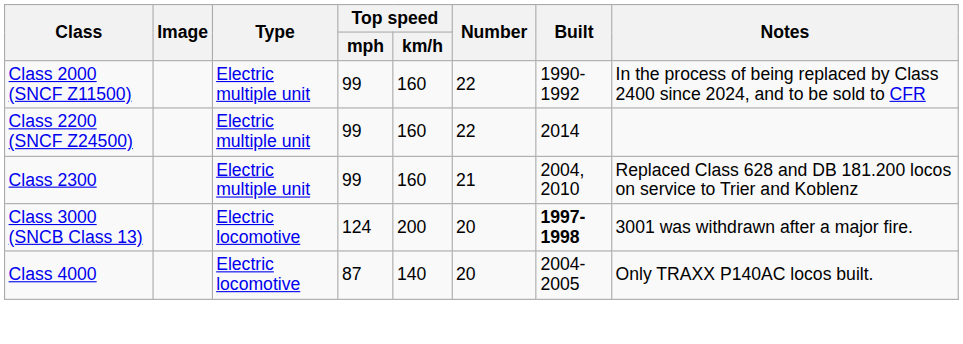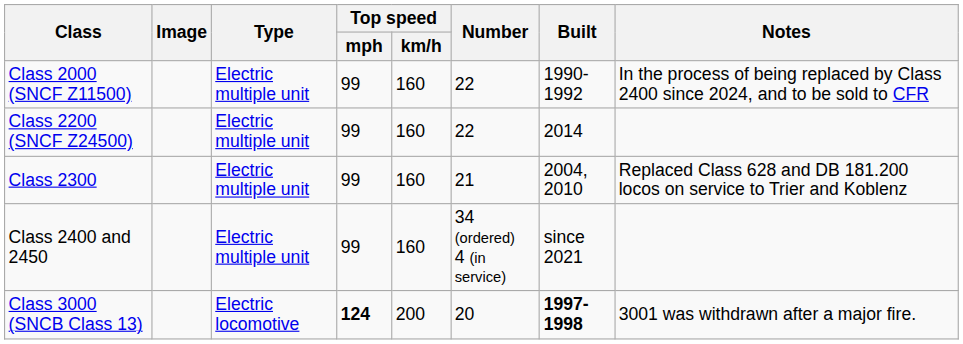+ row: (70, 247)
(357, 227) normal -> (355, 314) bold
- row: (53, 275)
